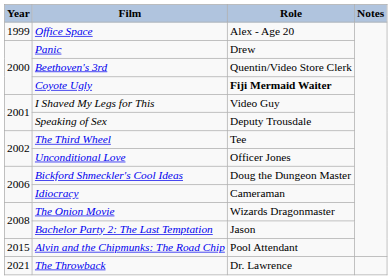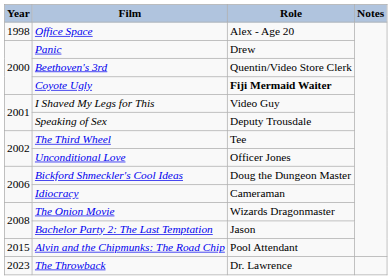(18, 31) 1999 -> (18, 31) 1998
(18, 265) 2021 -> (18, 265) 2023
